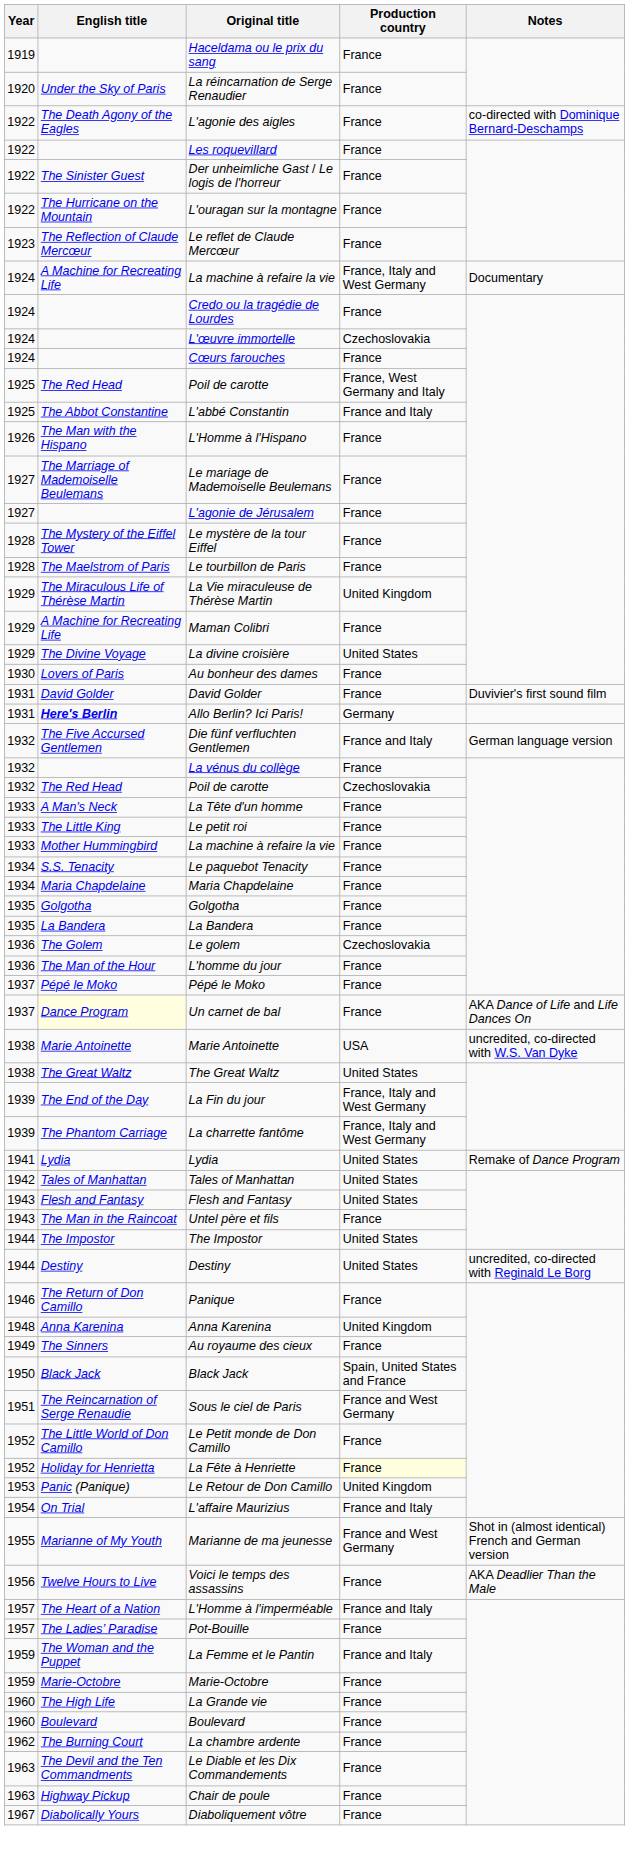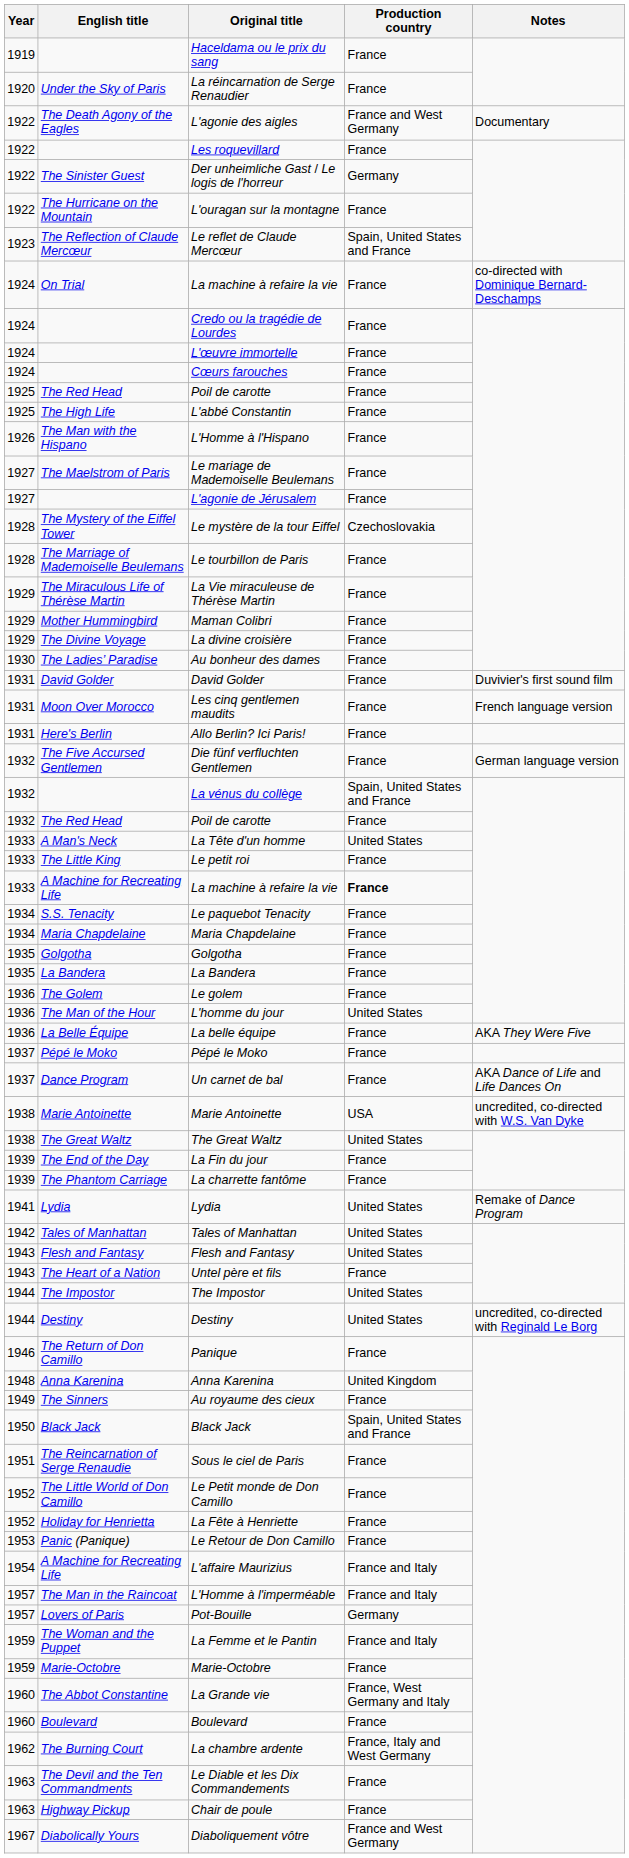(362, 122) France -> (395, 122) France and West Germany
(544, 122) co-directed with Dominique Bernard-Deschamps -> (512, 122) Documentary
(362, 176) France -> (373, 176) Germany
(362, 244) France -> (404, 244) Spain, United States and France
(111, 278) A Machine for Recreating Life -> (63, 285) On Trial
(389, 278) France, Italy and West Germany -> (367, 285) France
(506, 278) Documentary -> (531, 285) co-directed with Dominique Bernard-Deschamps
(386, 338) Czechoslovakia -> (367, 352) France
(394, 385) France, West Germany and Italy -> (367, 392) France
(104, 412) The Abbot Constantine -> (78, 412) The High Life
(388, 412) France and Italy -> (367, 412) France
(85, 479) The Marriage of Mademoiselle Beulemans -> (105, 472) The Maelstrom of Paris
(362, 540) France -> (391, 526) Czechoslovakia
(105, 567) The Maelstrom of Paris -> (112, 560) The Marriage of Mademoiselle Beulemans
(387, 594) United Kingdom -> (367, 594) France
(111, 627) A Machine for Recreating Life -> (99, 620) Mother Hummingbird
(380, 654) United States -> (367, 640) France
(82, 674) Lovers of Paris -> (99, 660) The Ladies’ Paradise
+ row: (21, 707)
(79, 714) bold -> (76, 733) normal
(368, 714) Germany -> (367, 733) France
(388, 740) France and Italy -> (367, 760) France
(362, 767) France -> (404, 794) Spain, United States and France
(386, 787) Czechoslovakia -> (367, 821) France
(362, 807) France -> (385, 841) United States
(99, 846) Mother Hummingbird -> (111, 887) A Machine for Recreating Life
(362, 846) normal -> (368, 887) bold
(386, 945) Czechoslovakia -> (367, 993) France
(362, 965) France -> (385, 1013) United States
+ row: (21, 1033)
(84, 1012) lightyellow background -> (84, 1079) no background
(389, 1099) France, Italy and West Germany -> (367, 1160) France
(389, 1133) France, Italy and West Germany -> (367, 1180) France
(109, 1219) The Man in the Raincoat -> (100, 1273) The Heart of a Nation
(390, 1407) France and West Germany -> (367, 1461) France
(362, 1468) lightyellow background -> (367, 1521) no background
(387, 1487) United Kingdom -> (367, 1541) France
(63, 1507) On Trial -> (111, 1568) A Machine for Recreating Life
- row: (21, 1541)
- row: (21, 1582)
(100, 1609) The Heart of a Nation -> (109, 1595) The Man in the Raincoat
(99, 1628) The Ladies’ Paradise -> (82, 1614) Lovers of Paris
(362, 1628) France -> (373, 1614) Germany
(78, 1702) The High Life -> (104, 1695) The Abbot Constantine
(362, 1702) France -> (399, 1695) France, West Germany and Italy
(362, 1741) France -> (394, 1748) France, Italy and West Germany
(362, 1815) France -> (395, 1836) France and West Germany
